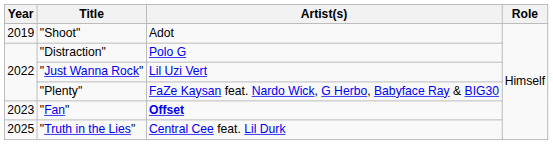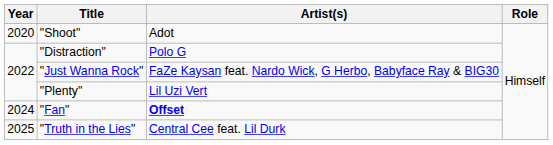(21, 33) 2019 -> (21, 33) 2020
(178, 71) Lil Uzi Vert -> (324, 71) FaZe Kaysan feat. Nardo Wick, G Herbo, Babyface Ray & BIG30
(324, 91) FaZe Kaysan feat. Nardo Wick, G Herbo, Babyface Ray & BIG30 -> (178, 91) Lil Uzi Vert
(21, 110) 2023 -> (21, 110) 2024
